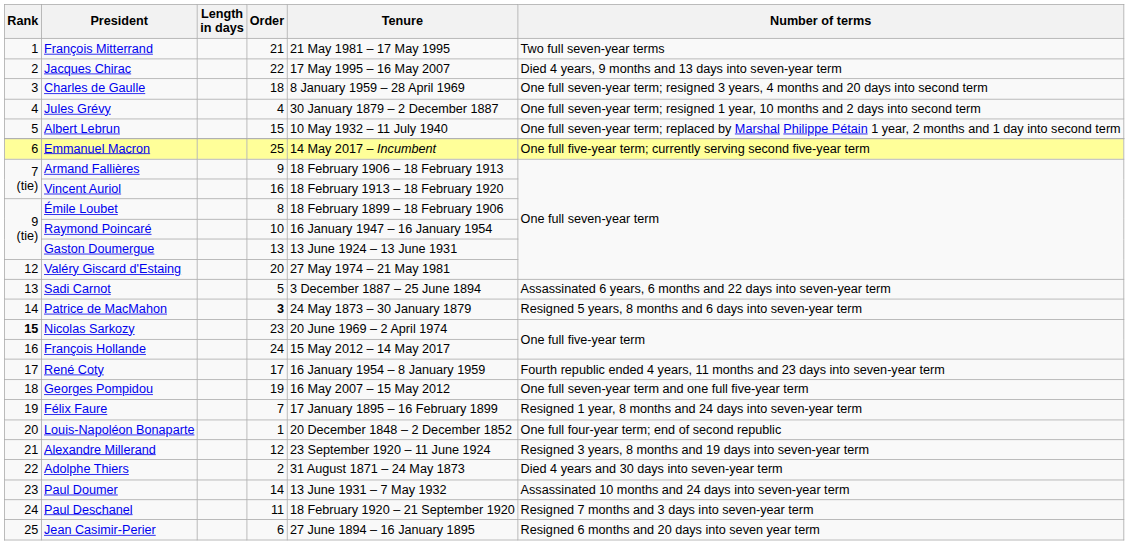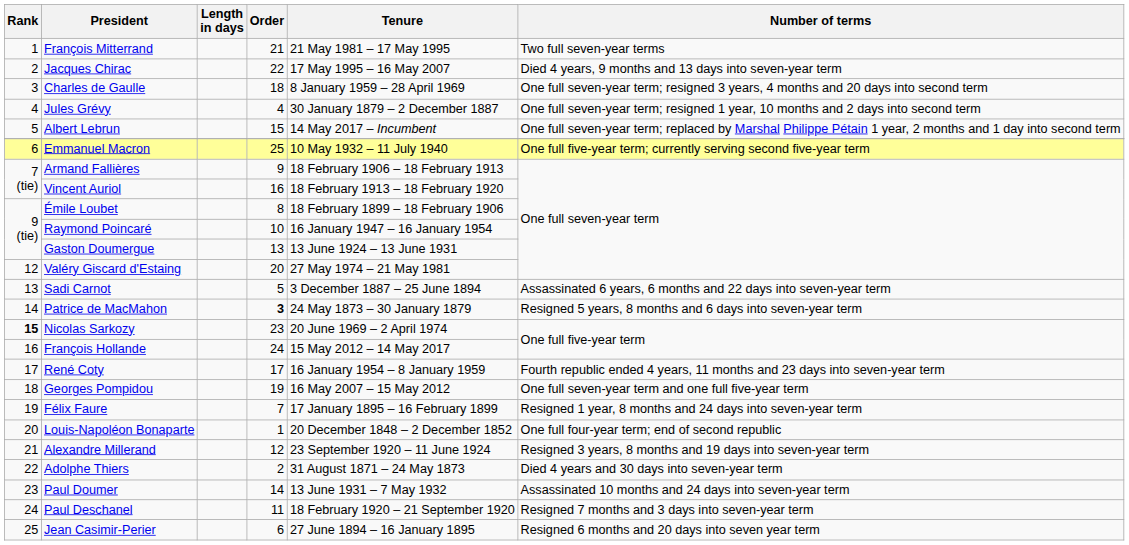(369, 128) 10 May 1932 – 11 July 1940 -> (363, 128) 14 May 2017 – Incumbent
(363, 149) 14 May 2017 – Incumbent -> (369, 149) 10 May 1932 – 11 July 1940
